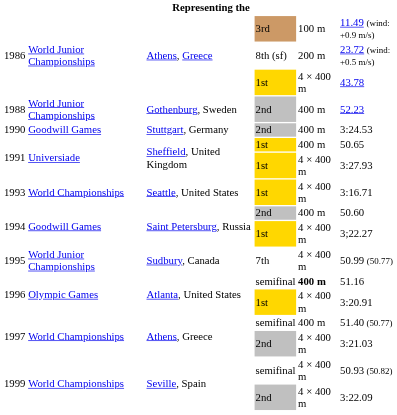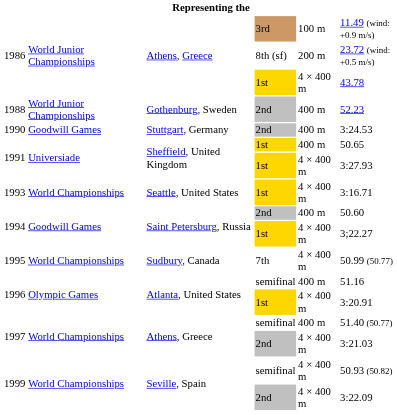(61, 260) World Junior Championships -> (76, 260) World Championships
(312, 281) bold -> (312, 281) normal
